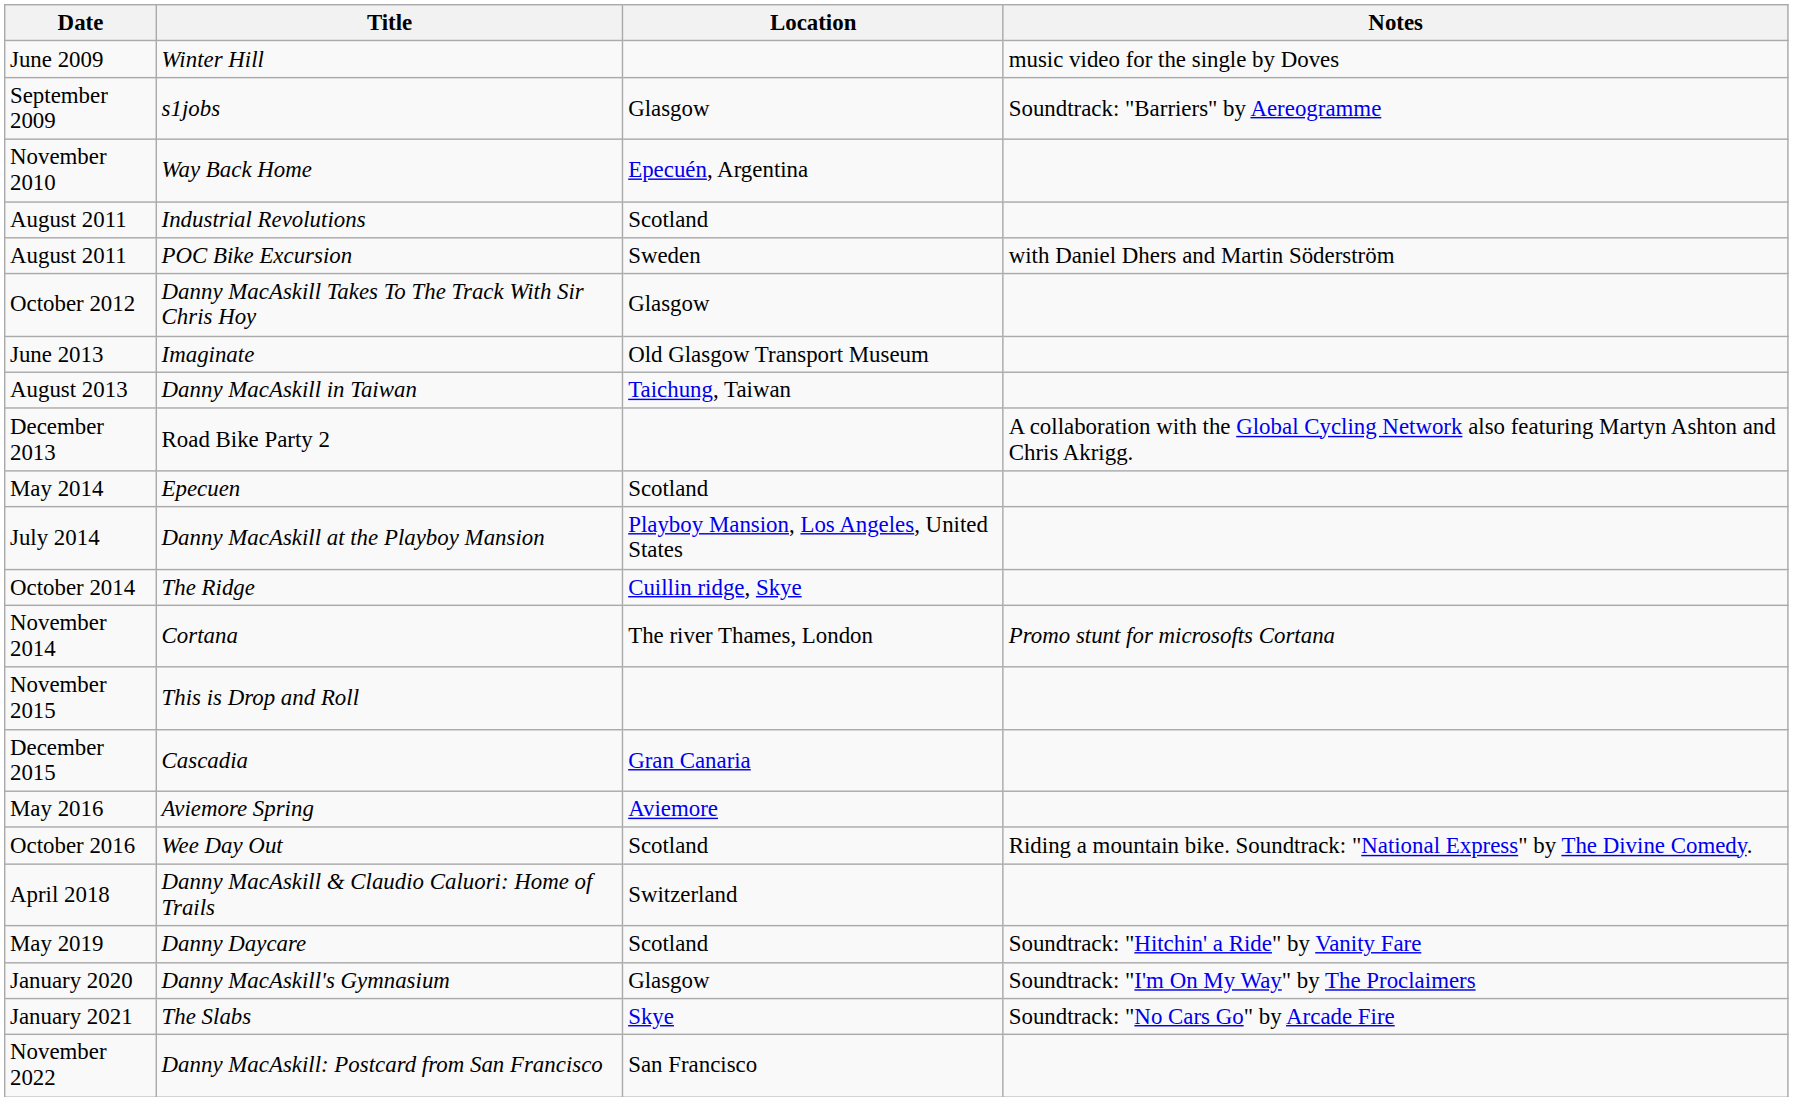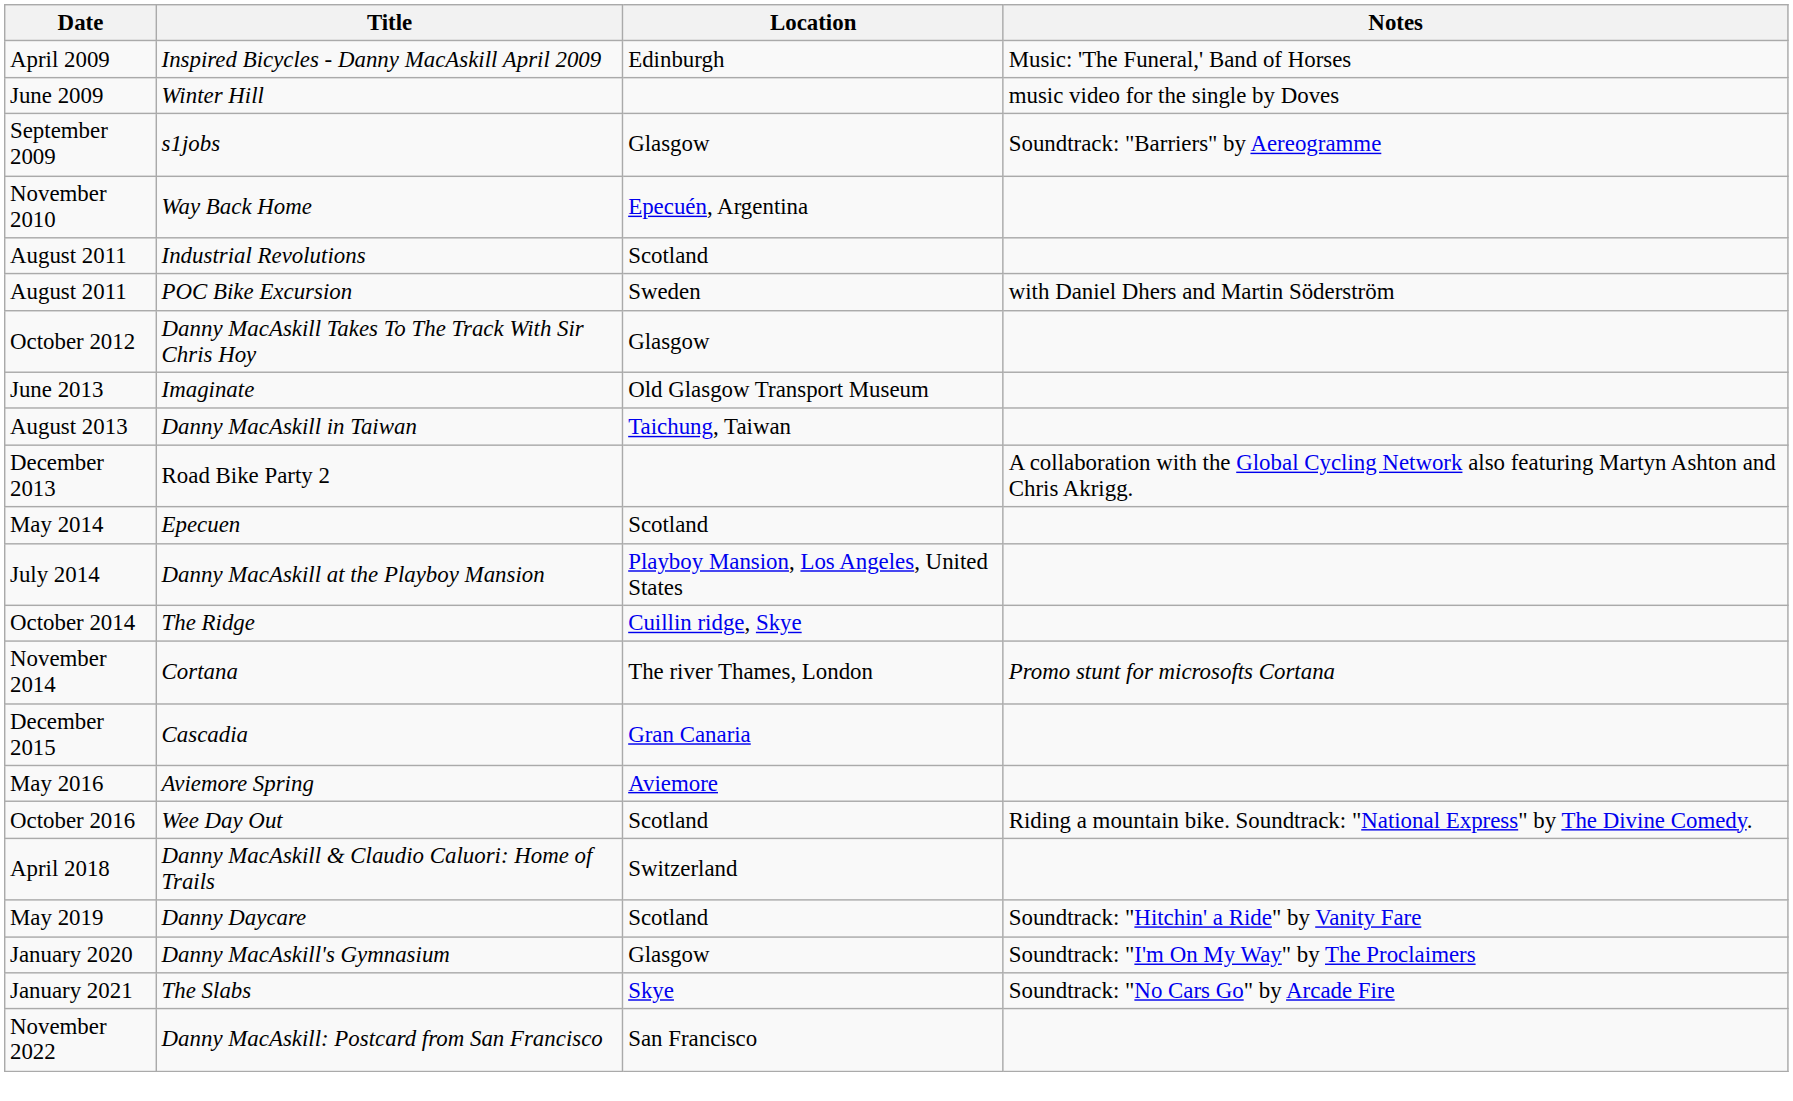+ row: (381, 58)
- row: (260, 697)
